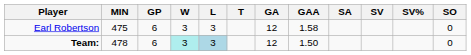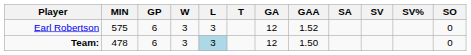(120, 27) 475 -> (120, 27) 575
(309, 27) 1.58 -> (309, 27) 1.52
(185, 43) paleturquoise background -> (185, 43) no background
